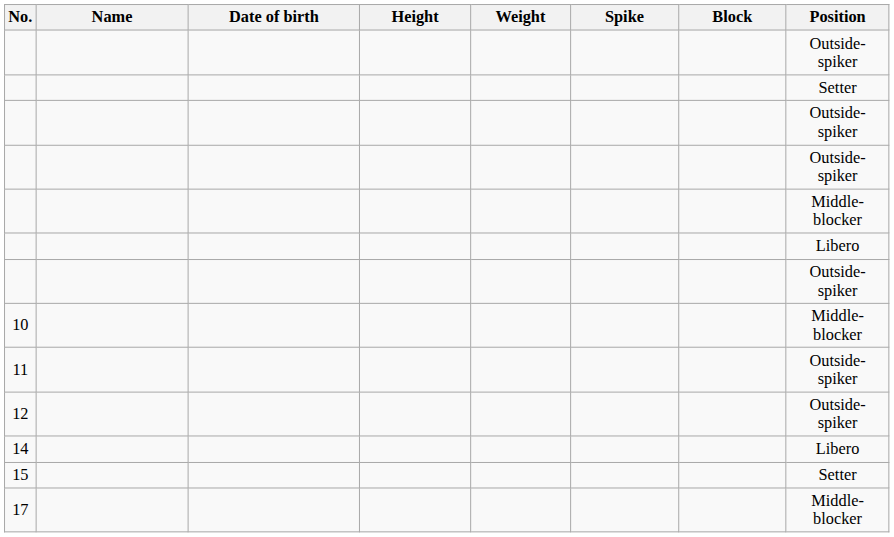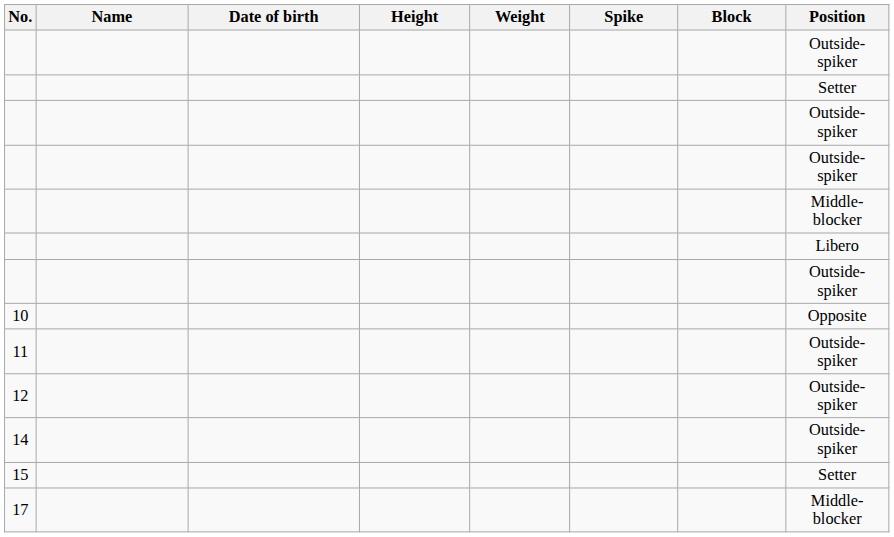(838, 325) Middle-blocker -> (837, 316) Opposite
(838, 449) Libero -> (837, 439) Outside-spiker
